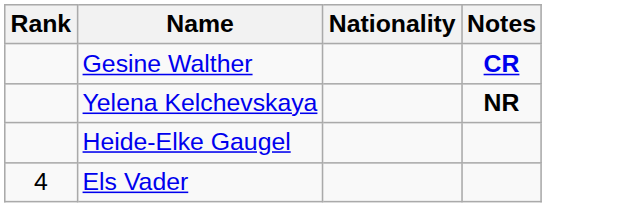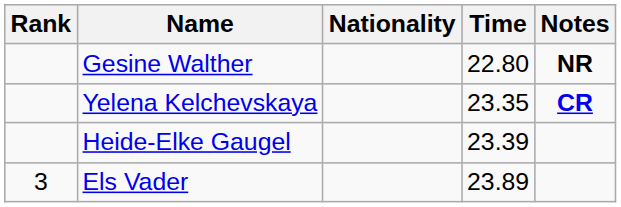+ column: (498, 24)
(502, 63) CR -> (575, 63) NR
(502, 102) NR -> (575, 102) CR
(41, 181) 4 -> (41, 181) 3
